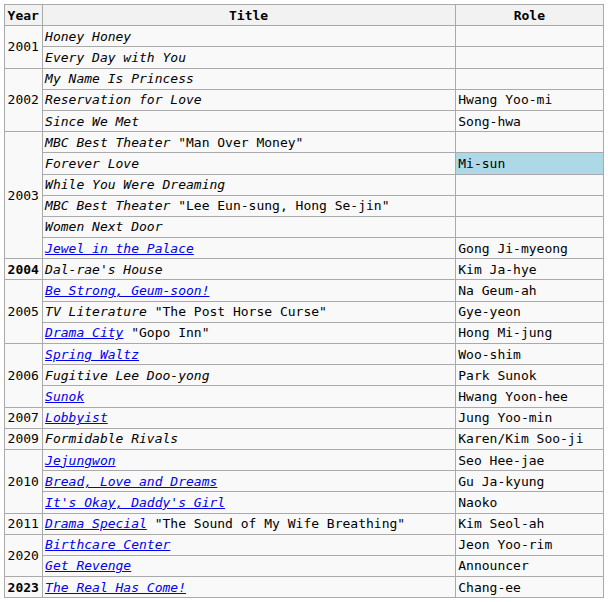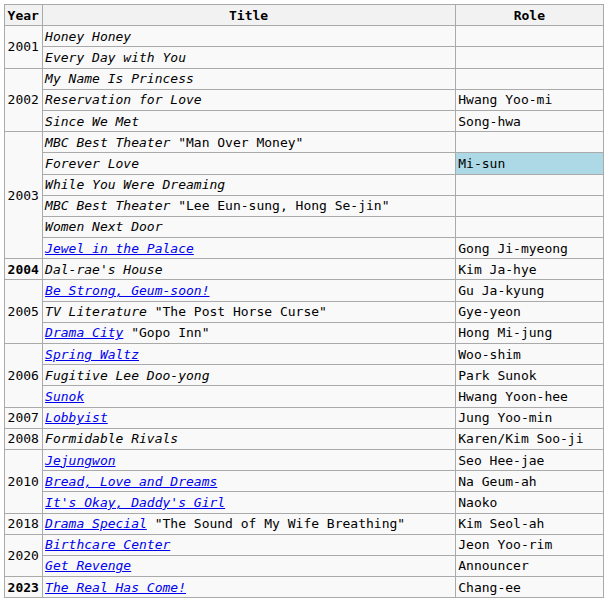(497, 291) Na Geum-ah -> (501, 291) Gu Ja-kyung
(23, 439) 2009 -> (23, 439) 2008
(501, 481) Gu Ja-kyung -> (497, 481) Na Geum-ah
(23, 524) 2011 -> (23, 524) 2018
